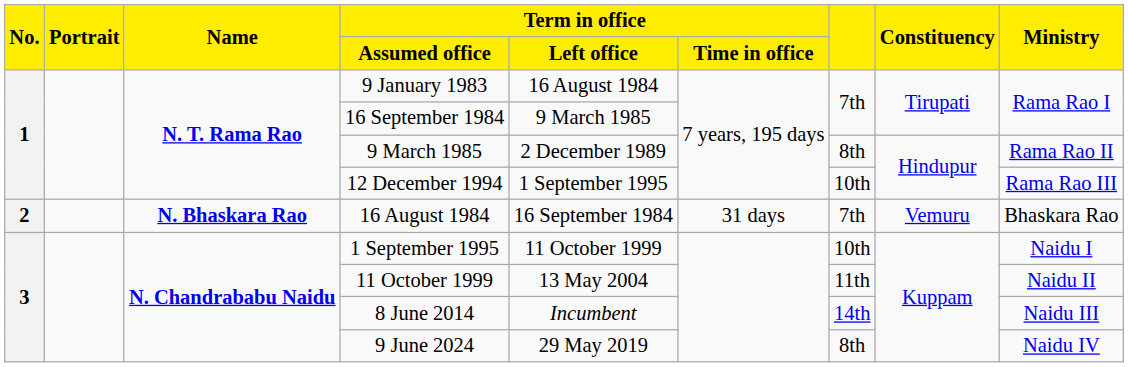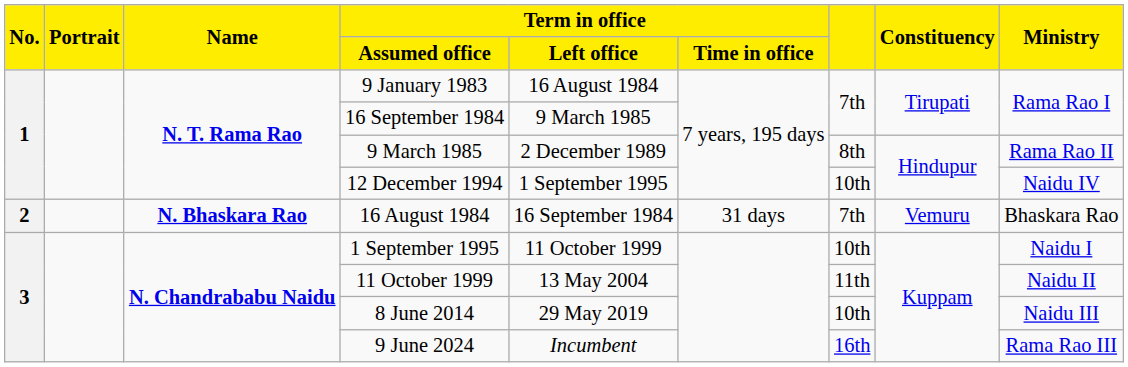(1061, 183) Rama Rao III -> (1061, 183) Naidu IV
(593, 313) Incumbent -> (593, 313) 29 May 2019
(852, 313) 14th -> (852, 313) 10th
(593, 345) 29 May 2019 -> (593, 345) Incumbent
(852, 345) 8th -> (852, 345) 16th
(1061, 345) Naidu IV -> (1061, 345) Rama Rao III
